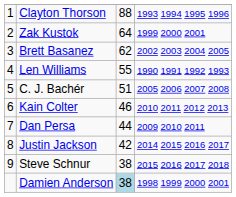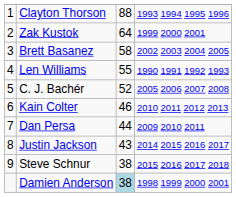(125, 51) 62 -> (125, 51) 58
(125, 88) 51 -> (125, 88) 52
(125, 145) 42 -> (125, 145) 43
